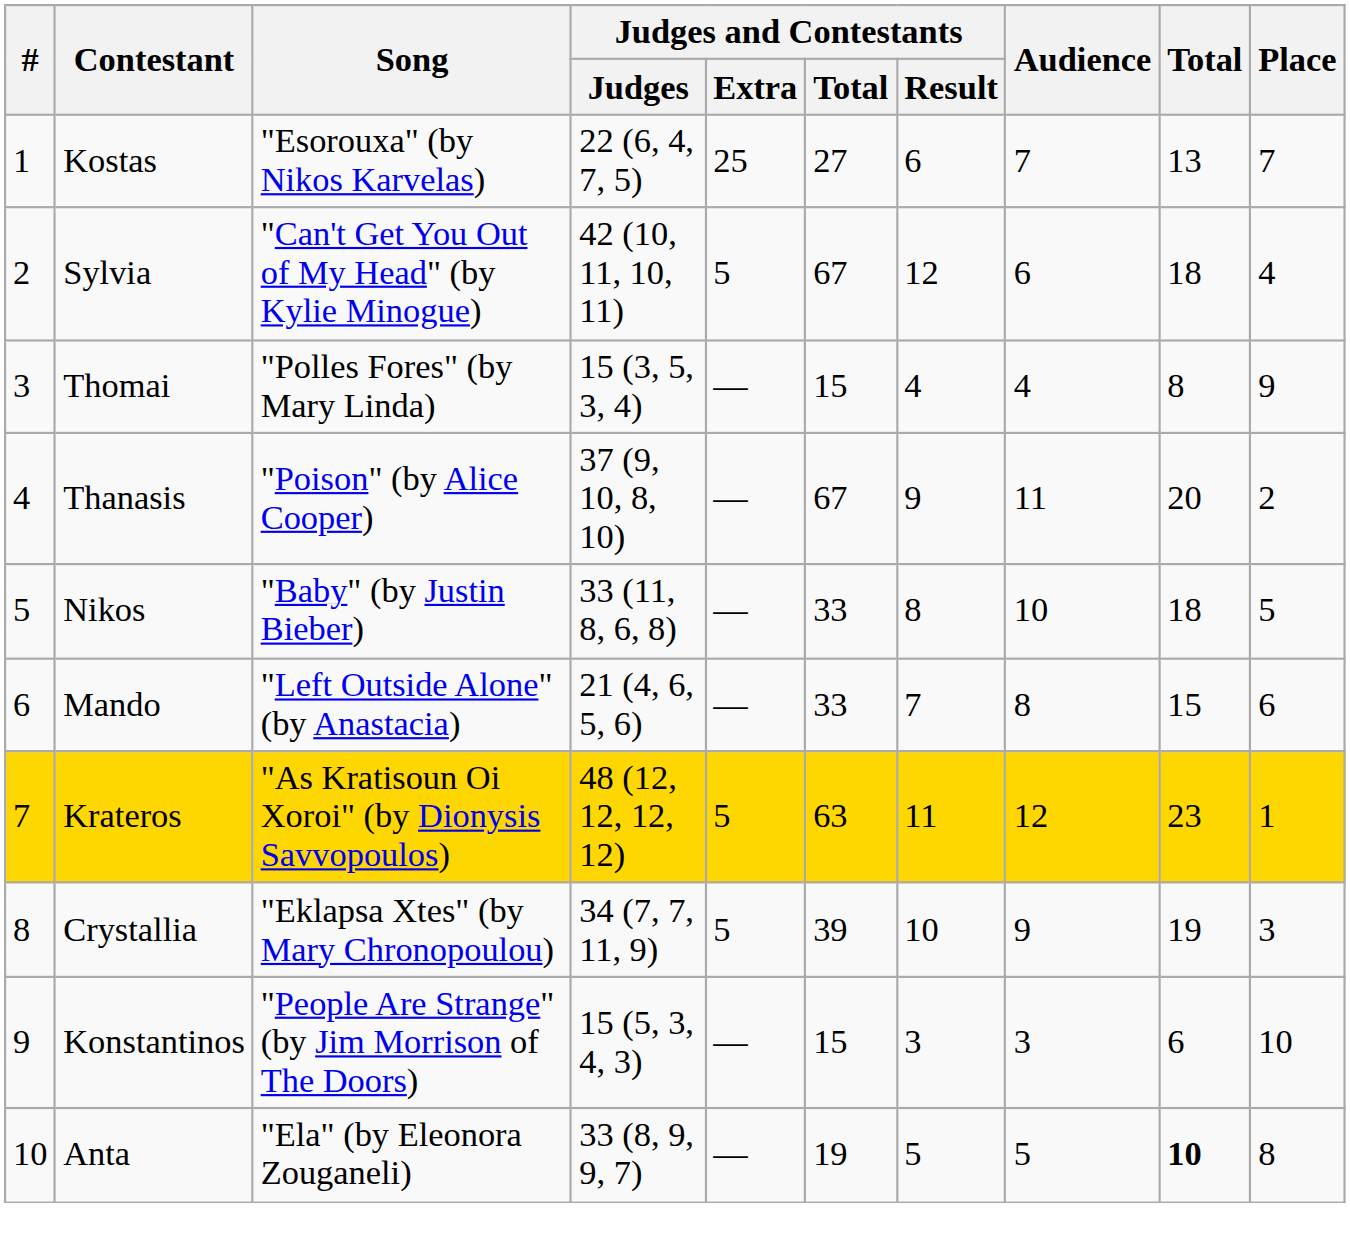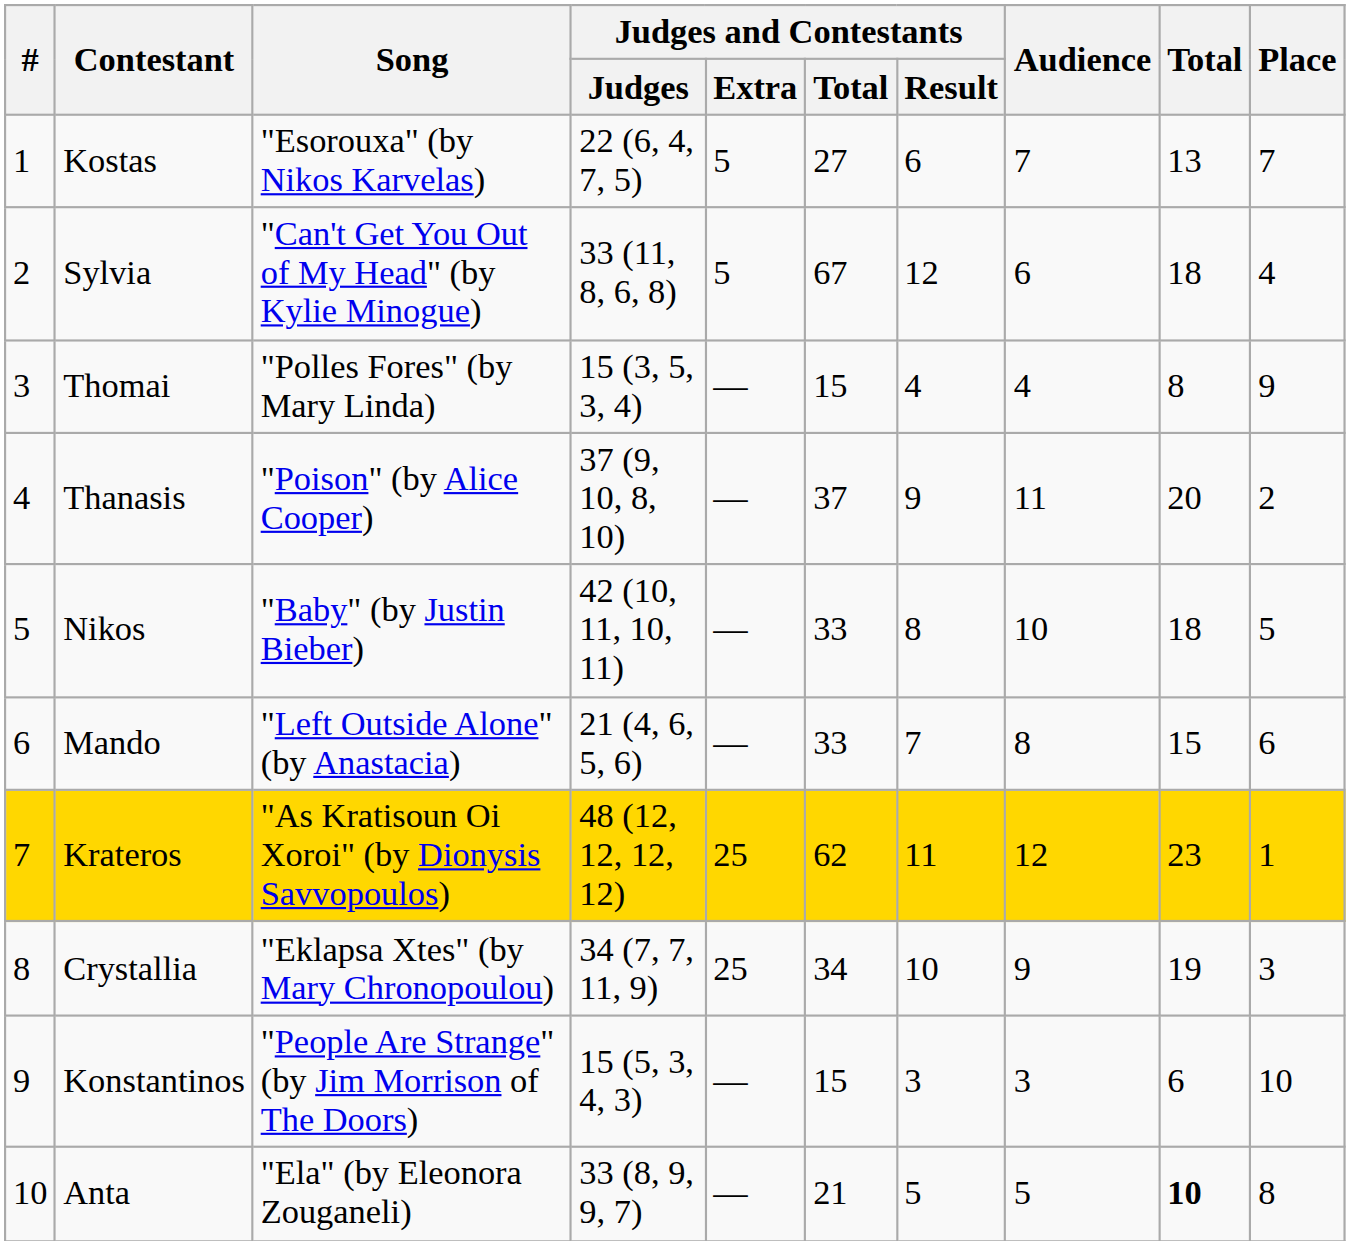(730, 160) 25 -> (722, 160) 5
(628, 272) 42 (10, 11, 10, 11) -> (628, 272) 33 (11, 8, 6, 8)
(830, 498) 67 -> (830, 498) 37
(628, 610) 33 (11, 8, 6, 8) -> (628, 630) 42 (10, 11, 10, 11)
(722, 816) 5 -> (730, 855) 25
(830, 816) 63 -> (830, 855) 62
(722, 929) 5 -> (730, 967) 25
(830, 929) 39 -> (830, 967) 34
(830, 1154) 19 -> (830, 1193) 21
